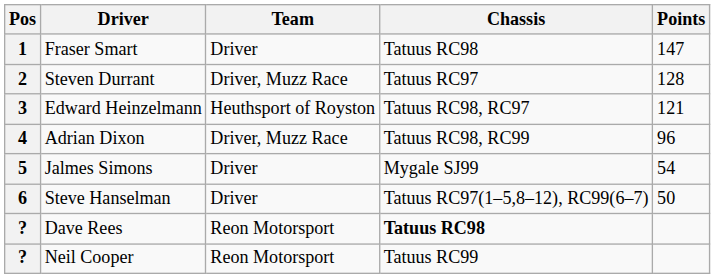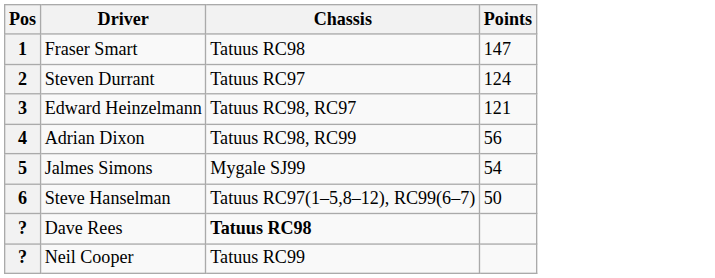- column: (293, 19)
(671, 78) 128 -> (497, 78) 124
(666, 138) 96 -> (493, 138) 56
